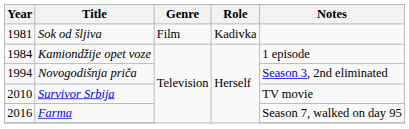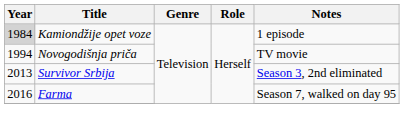- row: (70, 34)
(20, 53) no background -> (20, 34) lightgrey background
(325, 73) Season 3, 2nd eliminated -> (282, 53) TV movie
(20, 93) 2010 -> (20, 73) 2013
(288, 93) TV movie -> (320, 73) Season 3, 2nd eliminated
